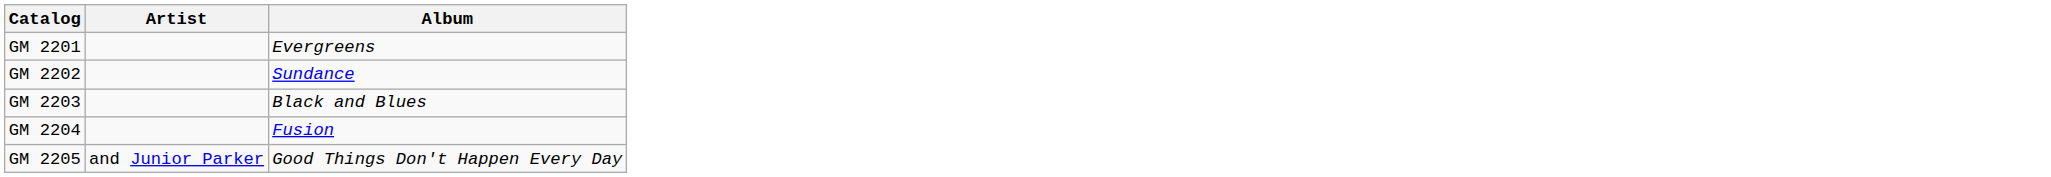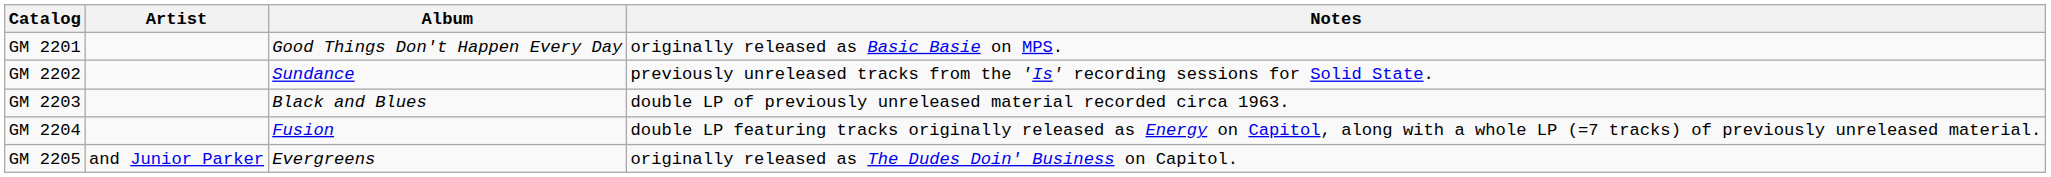+ column: (1336, 19)
(324, 47) Evergreens -> (447, 47) Good Things Don't Happen Every Day
(447, 158) Good Things Don't Happen Every Day -> (324, 158) Evergreens
